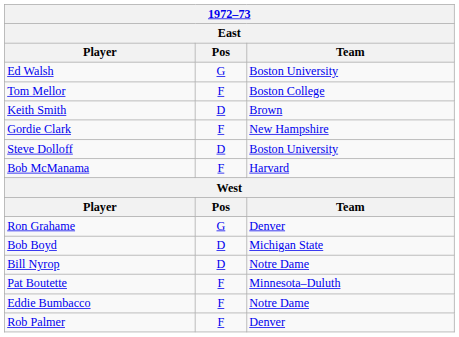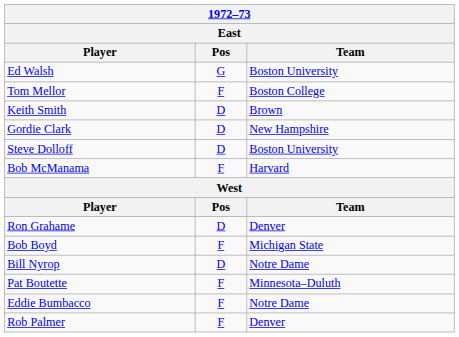(221, 129) F -> (221, 129) D
(221, 226) G -> (221, 226) D
(221, 245) D -> (221, 245) F
